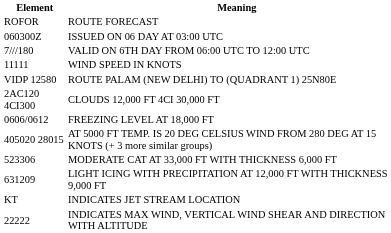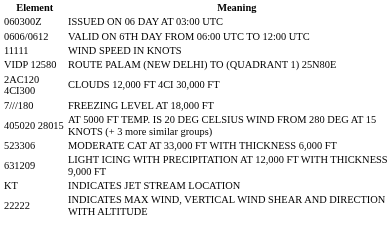- row: (113, 22)
(19, 50) 7///180 -> (26, 36) 0606/0612
(26, 119) 0606/0612 -> (19, 105) 7///180
